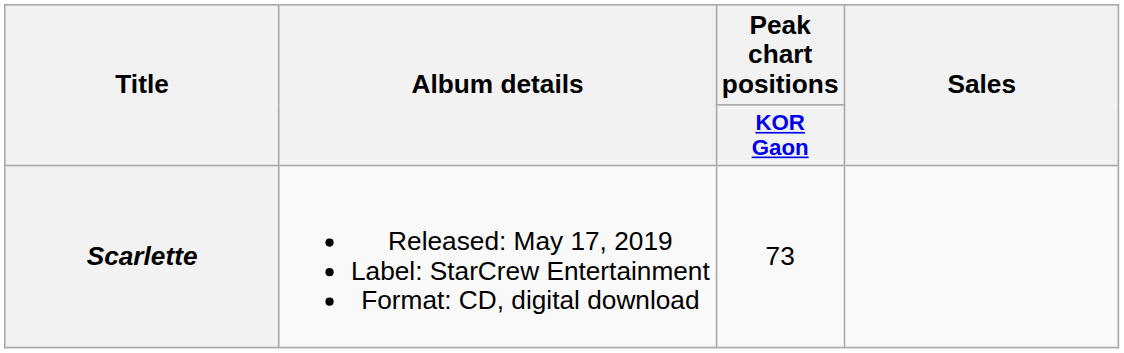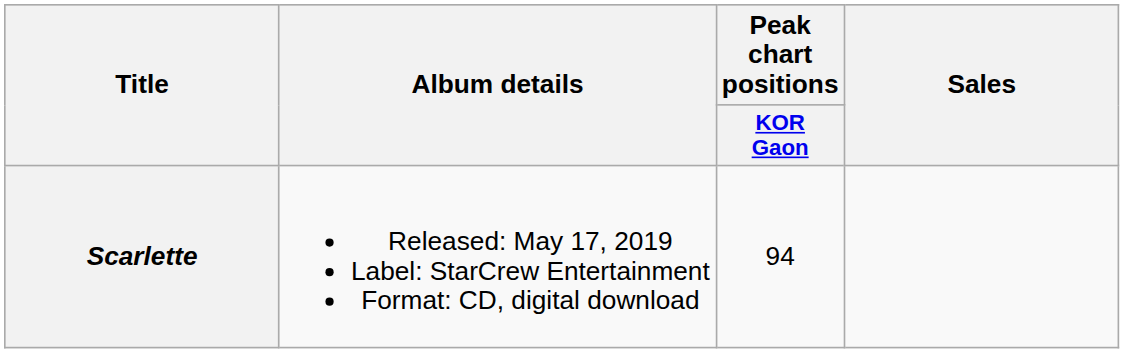(780, 256) 73 -> (780, 256) 94
